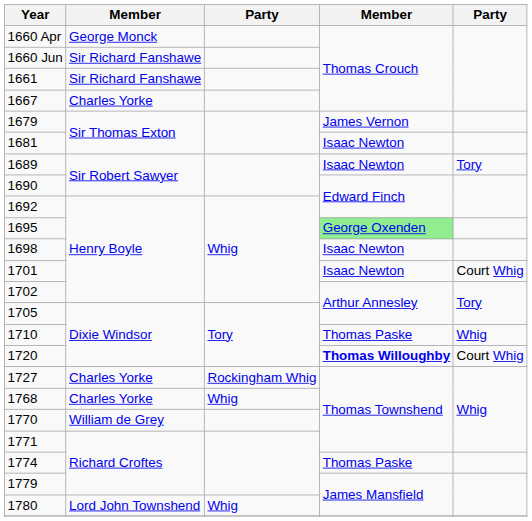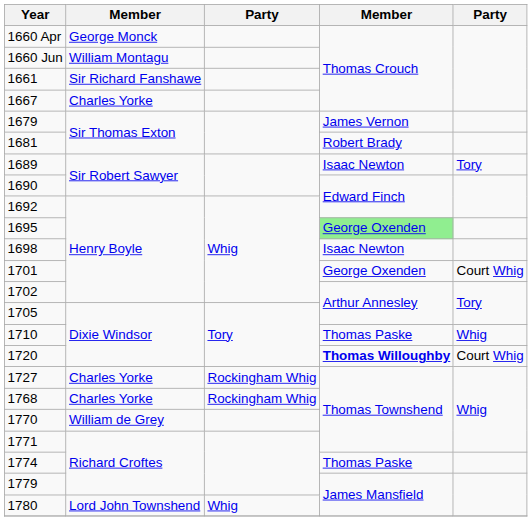(135, 57) Sir Richard Fanshawe -> (119, 57) William Montagu
(363, 143) Isaac Newton -> (362, 143) Robert Brady
(363, 270) Isaac Newton -> (374, 270) George Oxenden
(223, 398) Whig -> (262, 398) Rockingham Whig
